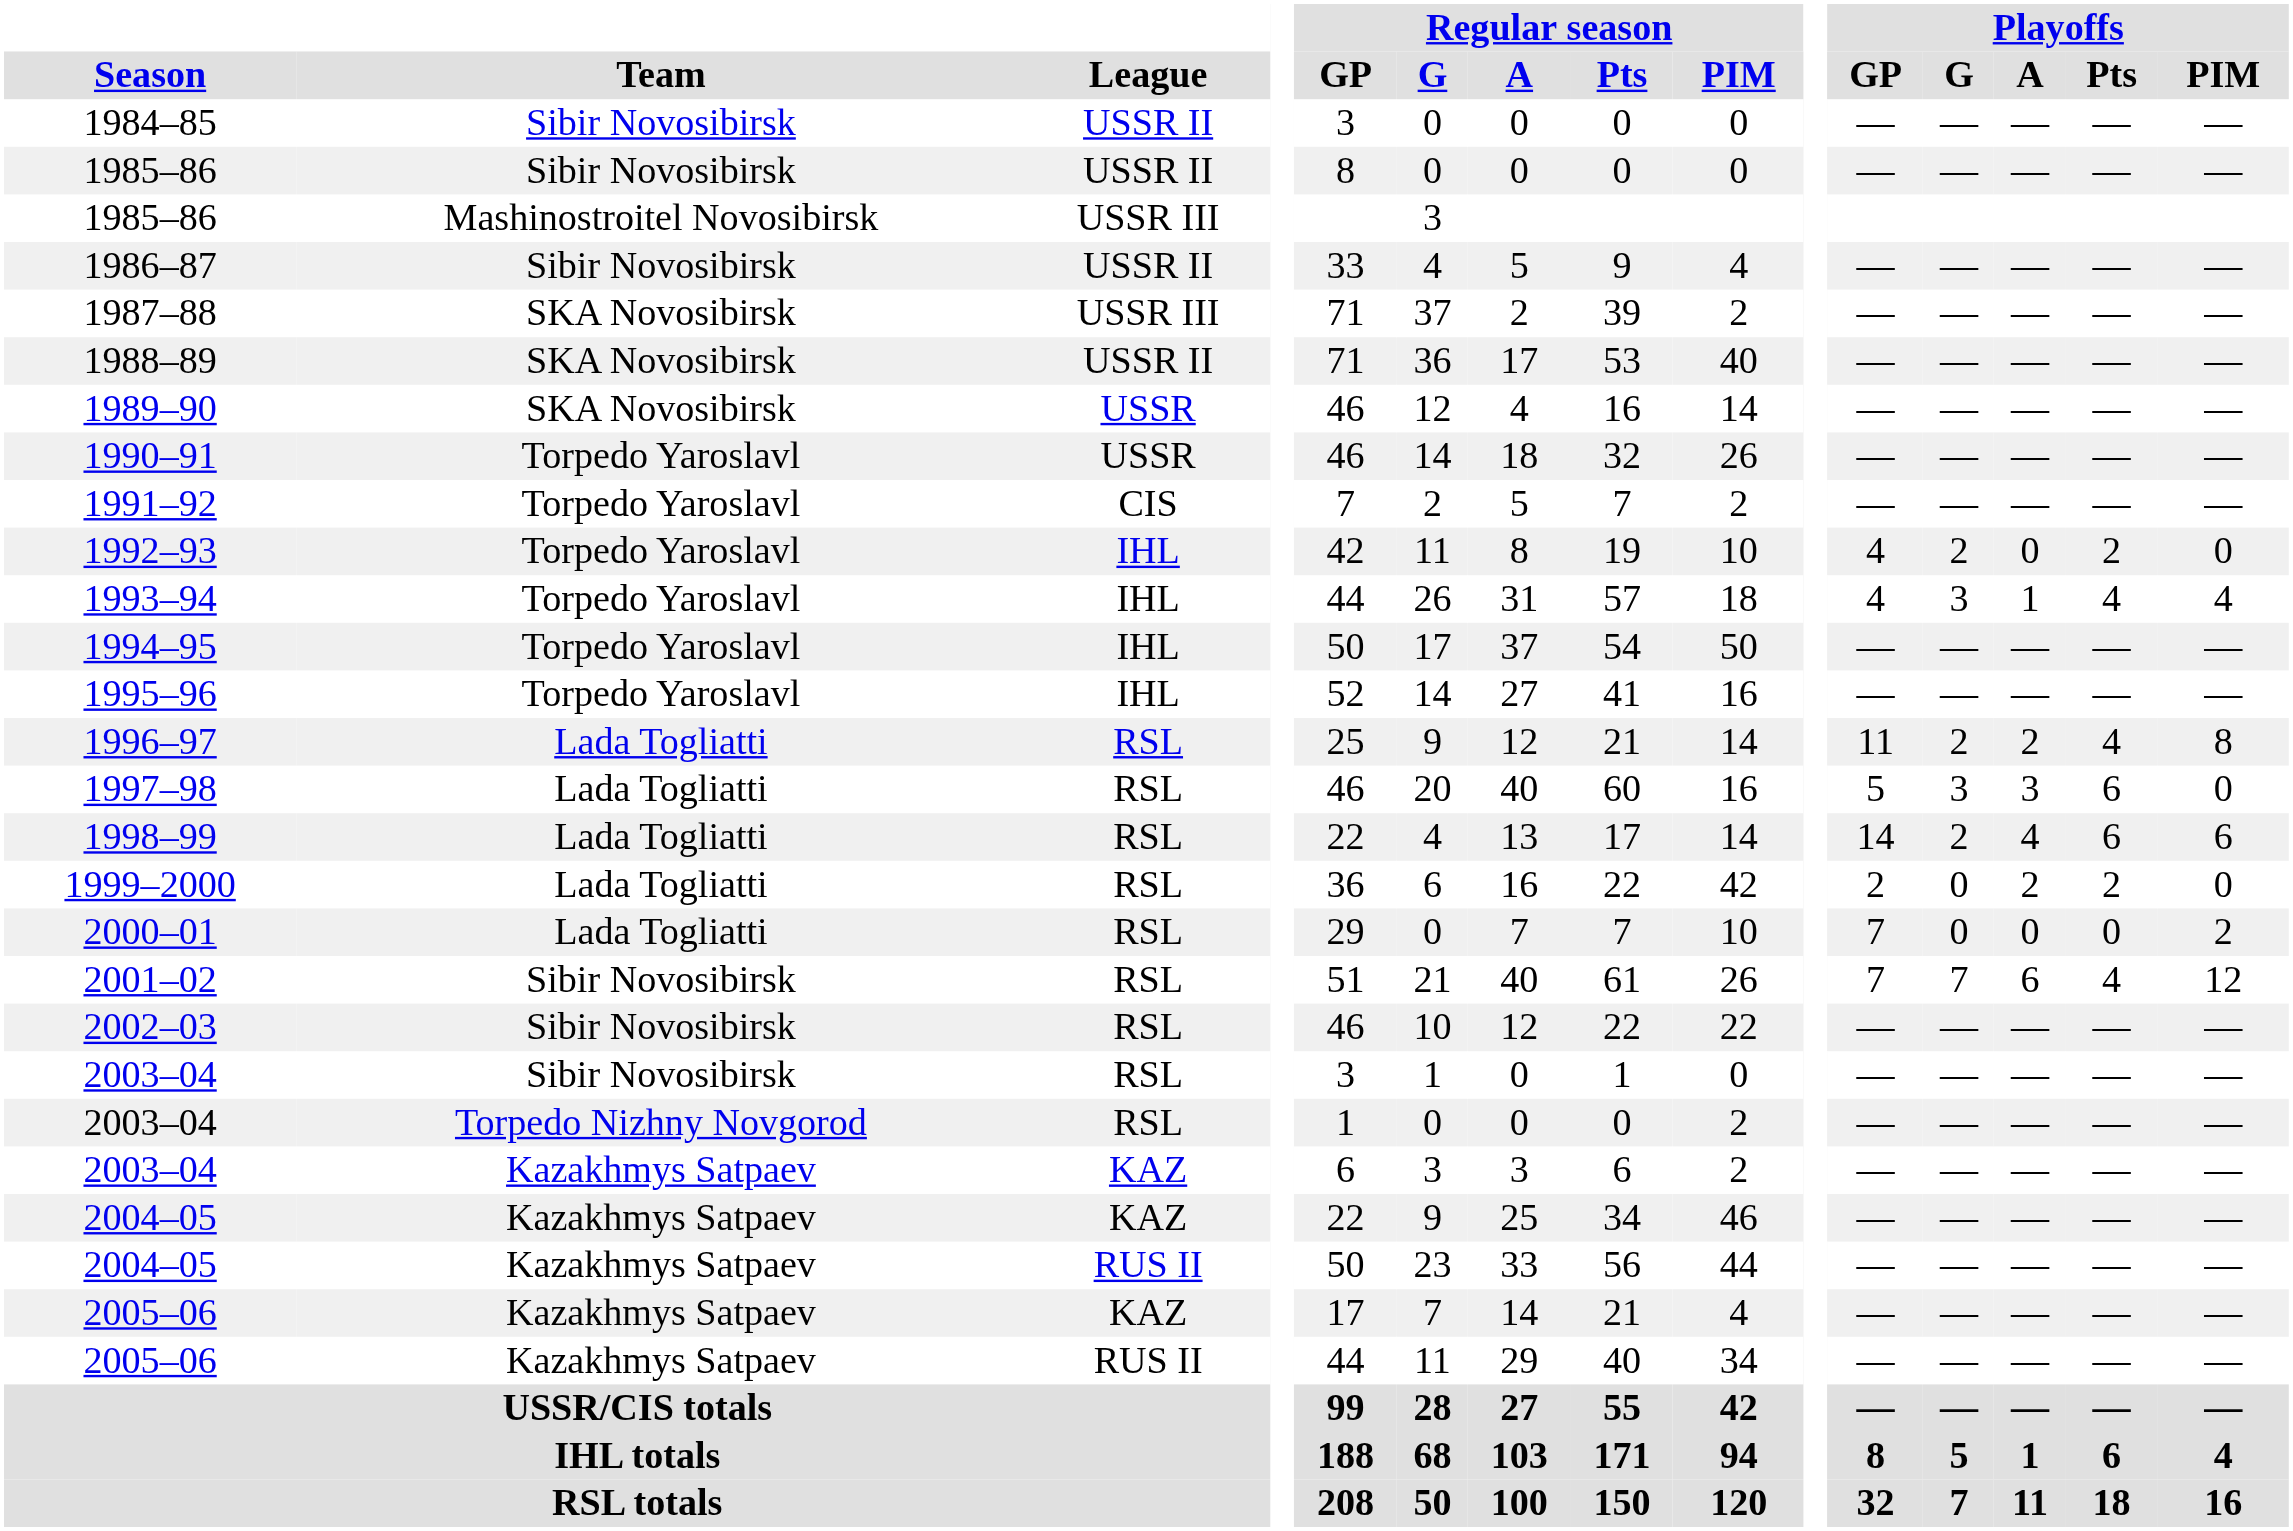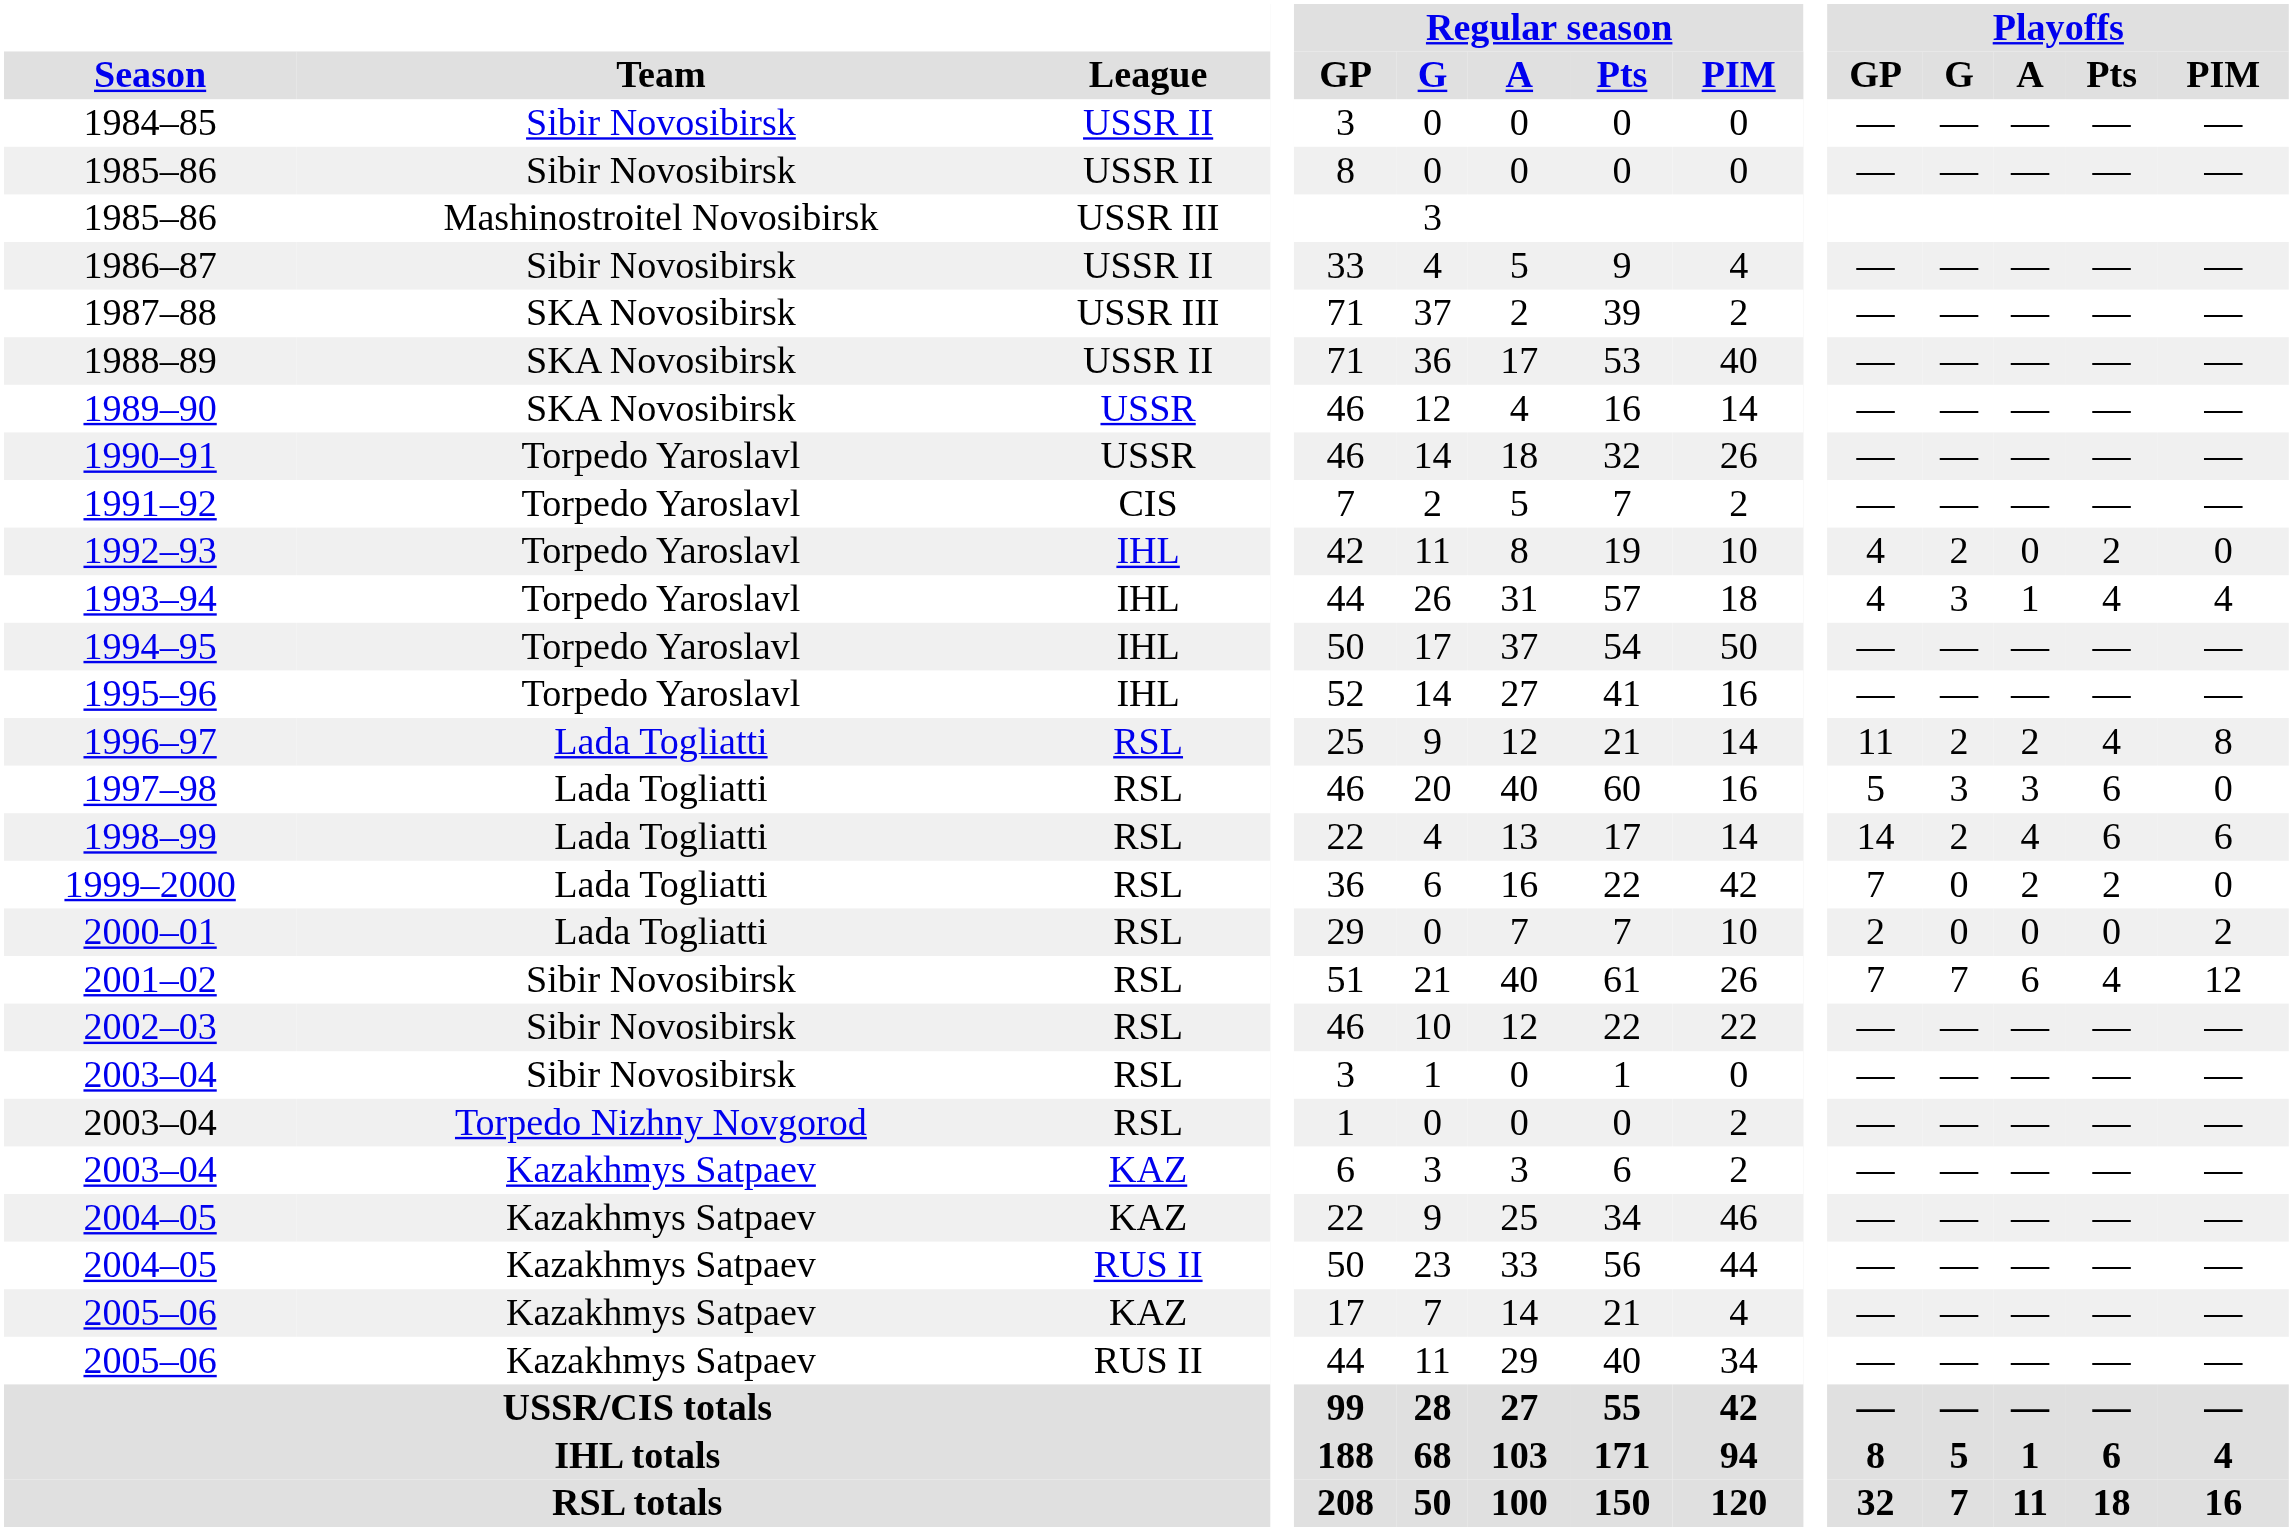(1876, 883) 2 -> (1876, 883) 7
(1876, 931) 7 -> (1876, 931) 2
